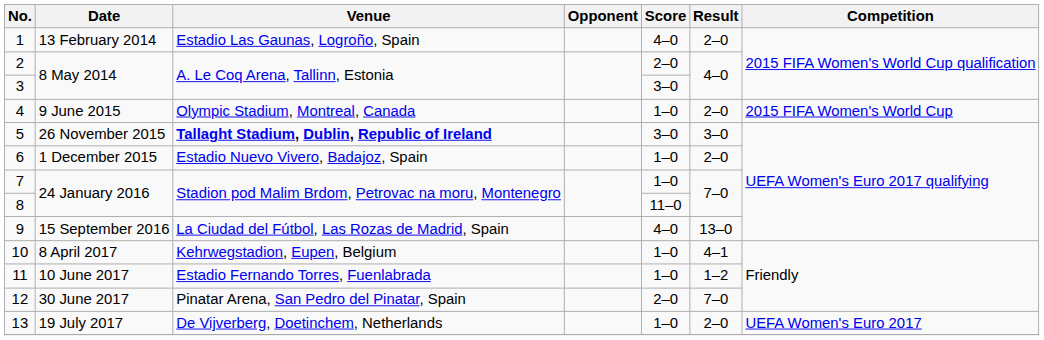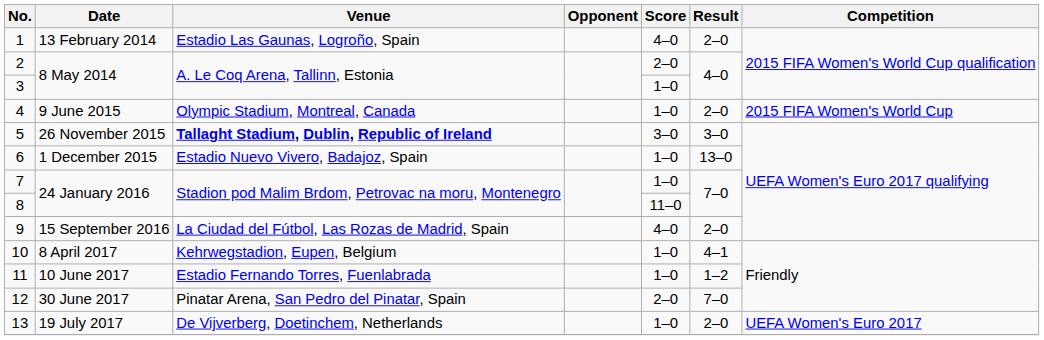(666, 87) 3–0 -> (666, 87) 1–0
(716, 157) 2–0 -> (716, 157) 13–0
(716, 228) 13–0 -> (716, 228) 2–0
